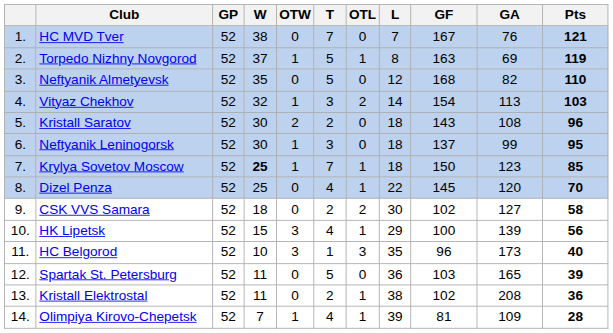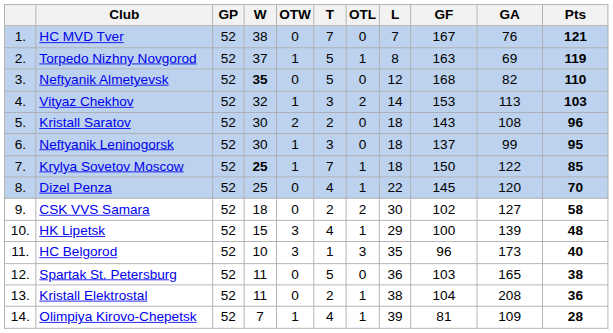(260, 79) normal -> (260, 79) bold
(444, 101) 154 -> (444, 101) 153
(510, 166) 123 -> (510, 166) 122
(575, 230) 56 -> (575, 230) 48
(575, 274) 39 -> (575, 274) 38
(444, 295) 102 -> (444, 295) 104
